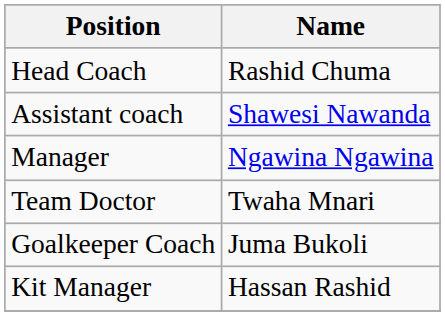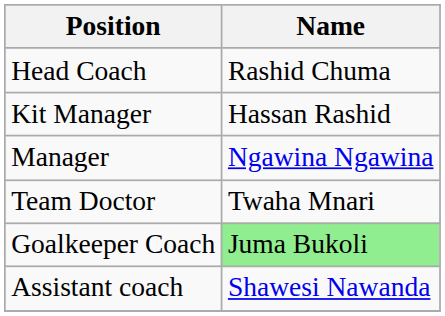rows swapped: (97, 113) <-> (81, 288)
(298, 244) no background -> (298, 244) lightgreen background
